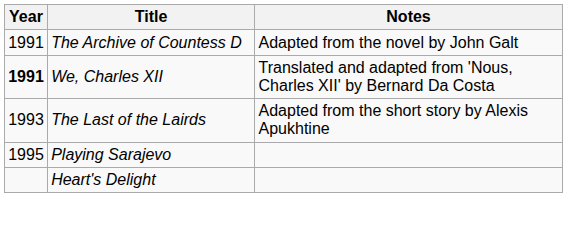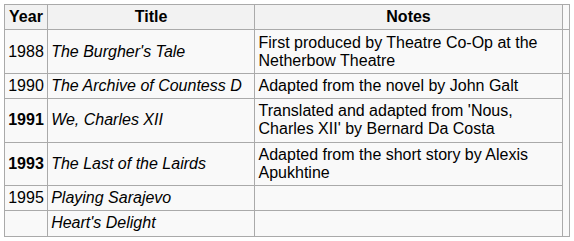+ row: (118, 51)
(26, 42) 1991 -> (26, 85) 1990
(26, 120) normal -> (26, 163) bold
